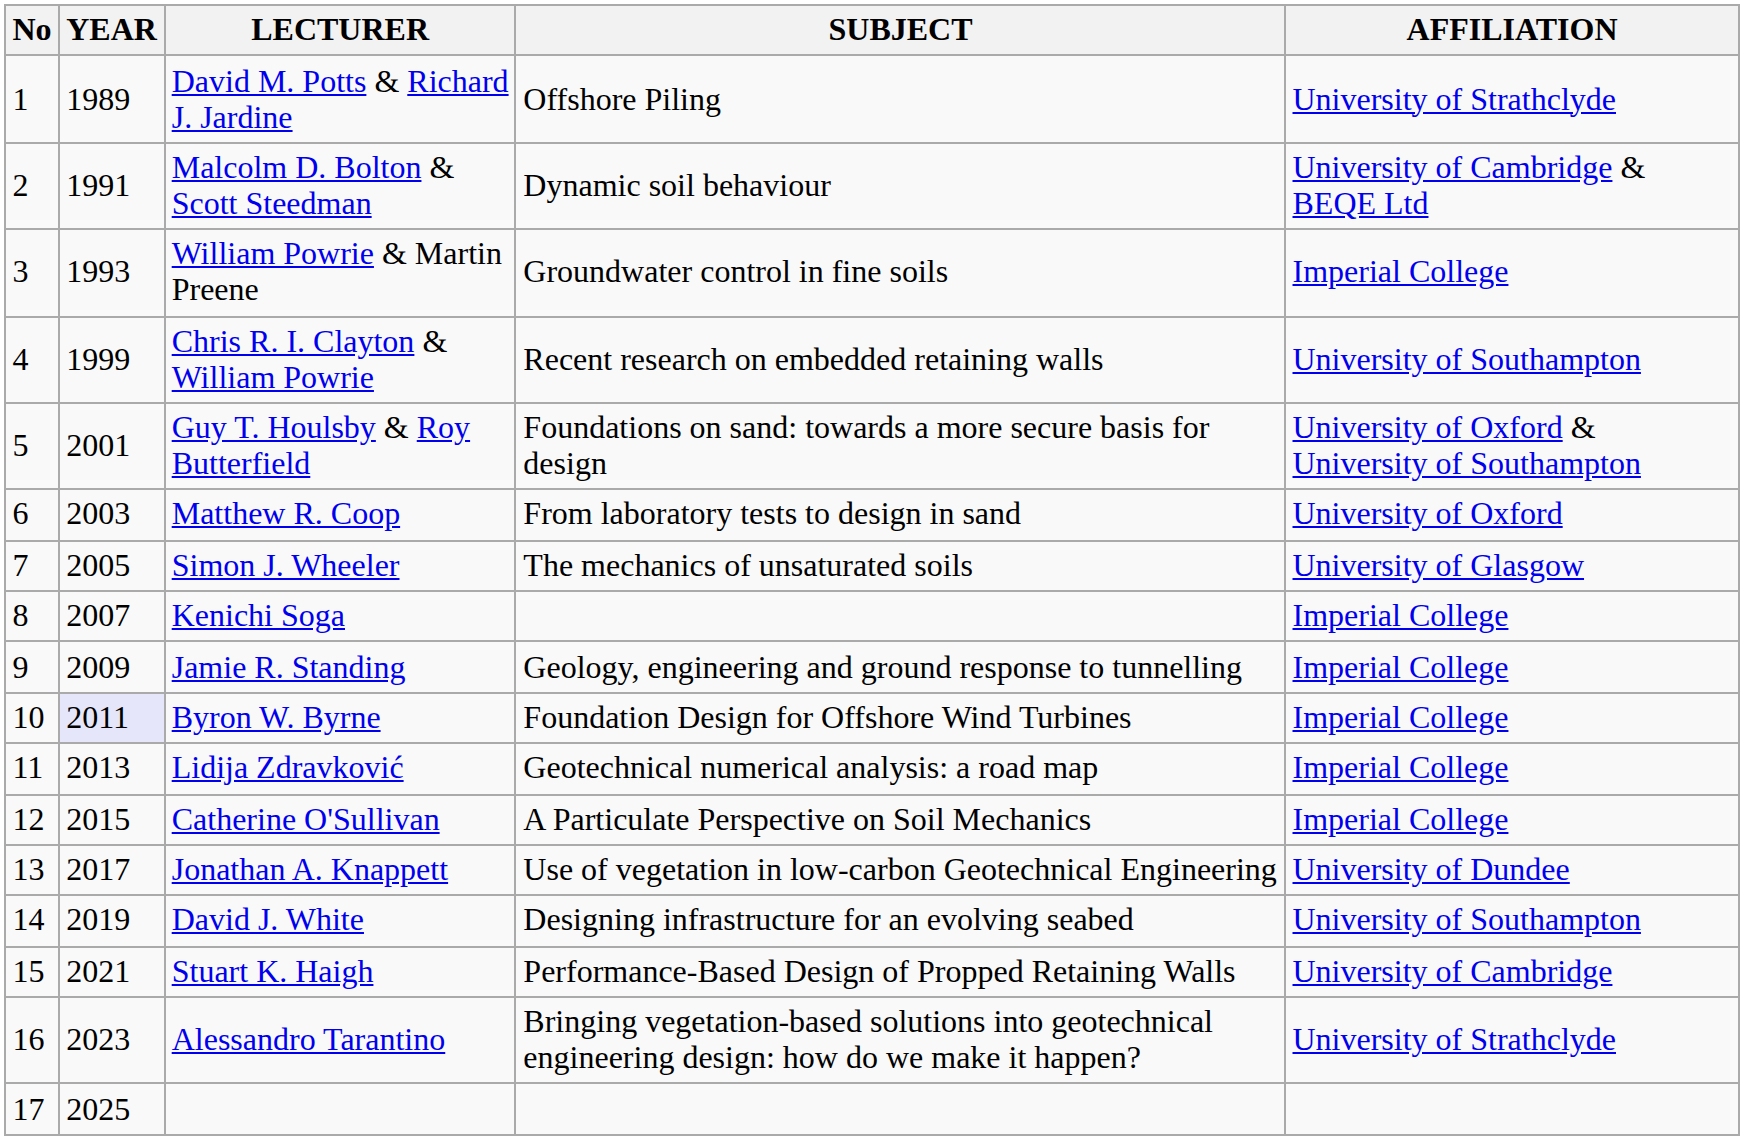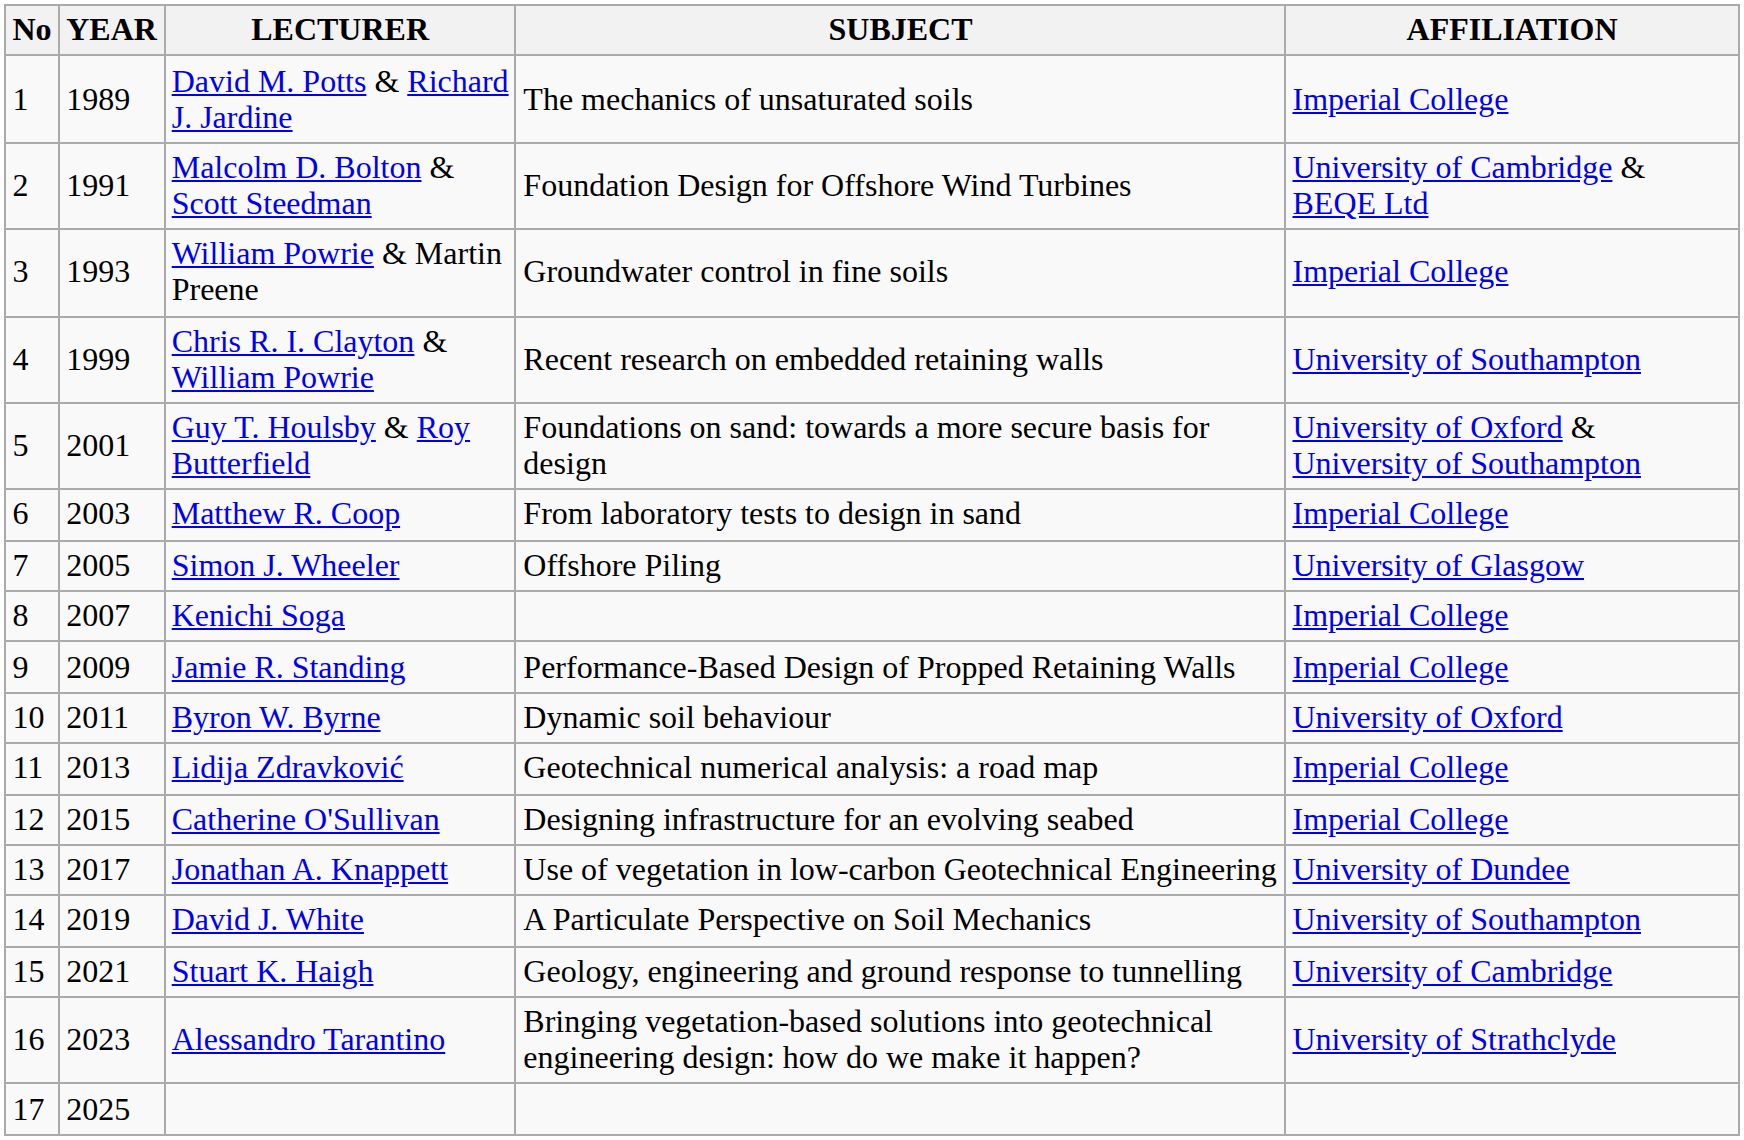(622, 98) Offshore Piling -> (748, 98) The mechanics of unsaturated soils
(1454, 98) University of Strathclyde -> (1400, 98) Imperial College
(677, 185) Dynamic soil behaviour -> (827, 185) Foundation Design for Offshore Wind Turbines
(1428, 514) University of Oxford -> (1400, 514) Imperial College
(748, 565) The mechanics of unsaturated soils -> (622, 565) Offshore Piling
(883, 666) Geology, engineering and ground response to tunnelling -> (879, 666) Performance-Based Design of Propped Retaining Walls
(98, 717) lavender background -> (98, 717) no background
(827, 717) Foundation Design for Offshore Wind Turbines -> (677, 717) Dynamic soil behaviour
(1400, 717) Imperial College -> (1428, 717) University of Oxford
(807, 818) A Particulate Perspective on Soil Mechanics -> (829, 818) Designing infrastructure for an evolving seabed
(829, 920) Designing infrastructure for an evolving seabed -> (807, 920) A Particulate Perspective on Soil Mechanics
(879, 971) Performance-Based Design of Propped Retaining Walls -> (883, 971) Geology, engineering and ground response to tunnelling
